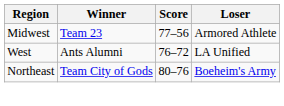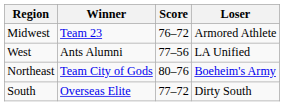(174, 33) 77–56 -> (174, 33) 76–72
(174, 52) 76–72 -> (174, 52) 77–56
+ row: (21, 91)
